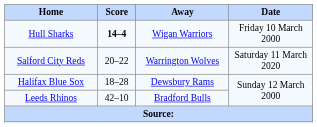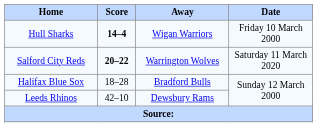(117, 60) normal -> (117, 60) bold
(182, 82) Dewsbury Rams -> (182, 82) Bradford Bulls
(182, 98) Bradford Bulls -> (182, 98) Dewsbury Rams
